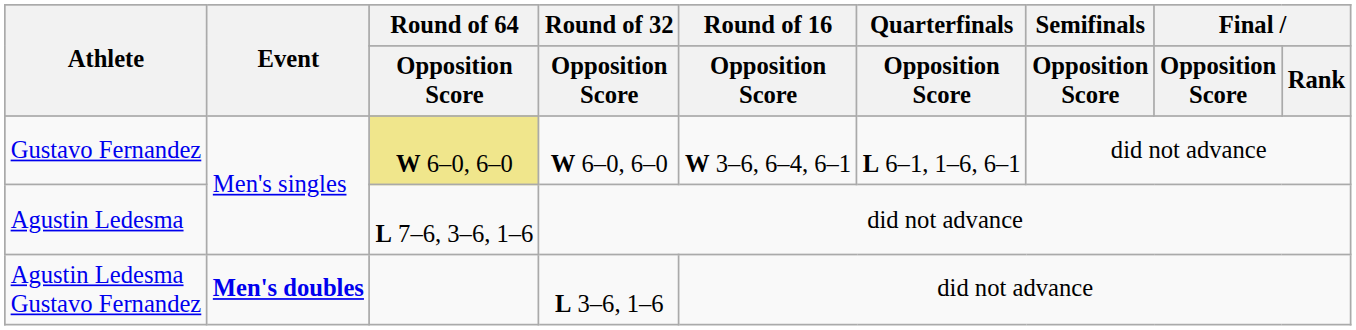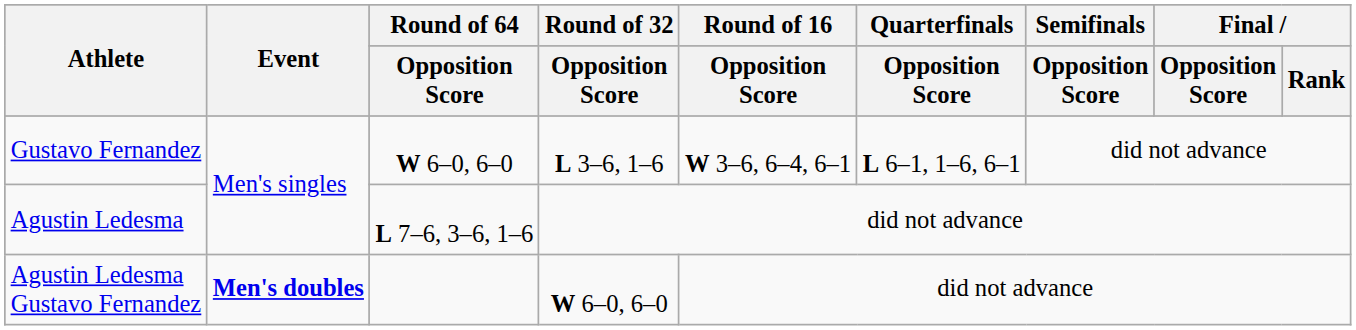(454, 164) khaki background -> (454, 164) no background
(609, 164) W 6–0, 6–0 -> (609, 164) L 3–6, 1–6
(609, 303) L 3–6, 1–6 -> (609, 303) W 6–0, 6–0
